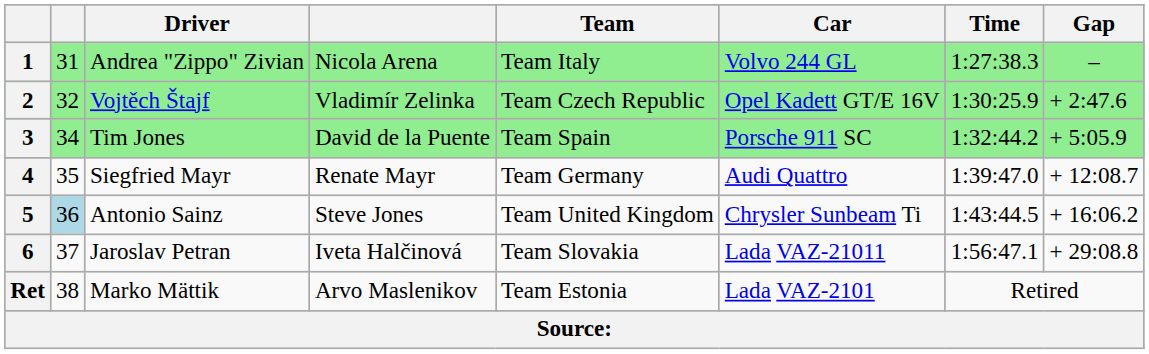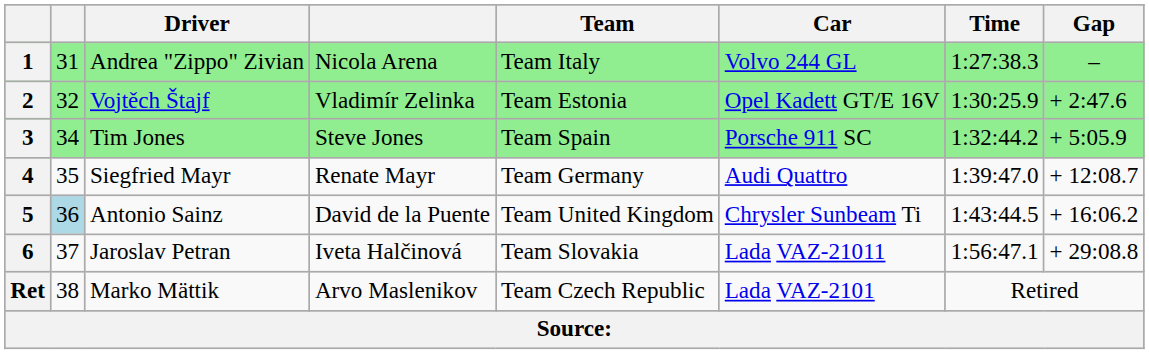(603, 99) Team Czech Republic -> (564, 99) Team Estonia
(402, 137) David de la Puente -> (369, 137) Steve Jones
(369, 213) Steve Jones -> (402, 213) David de la Puente
(564, 290) Team Estonia -> (603, 290) Team Czech Republic
